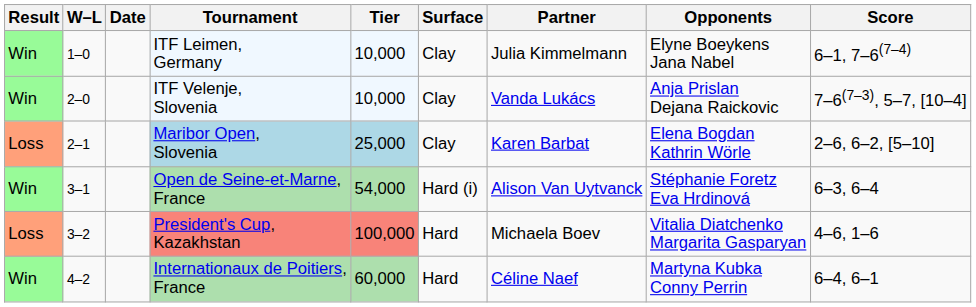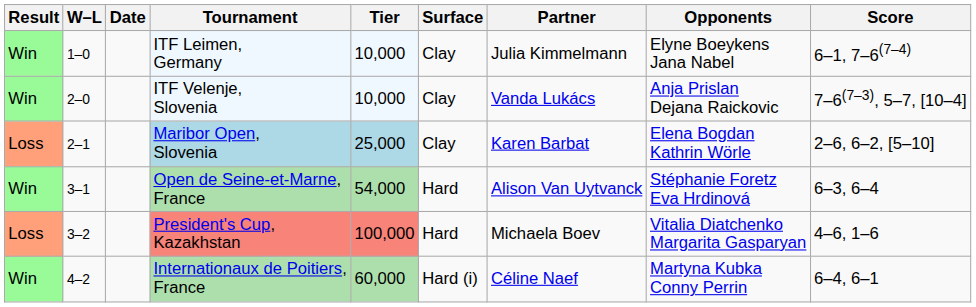(450, 188) Hard (i) -> (440, 188) Hard
(440, 278) Hard -> (450, 278) Hard (i)
